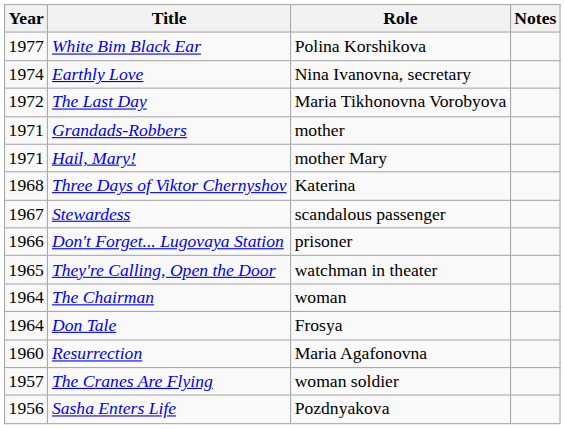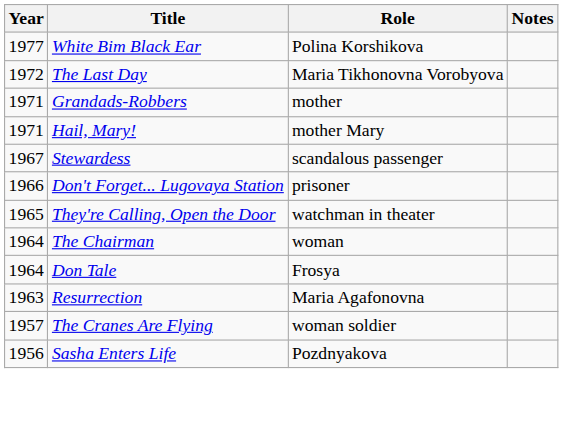- row: (98, 74)
- row: (169, 185)
(26, 353) 1960 -> (26, 297) 1963
